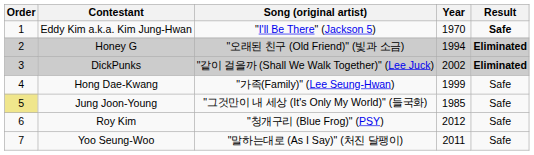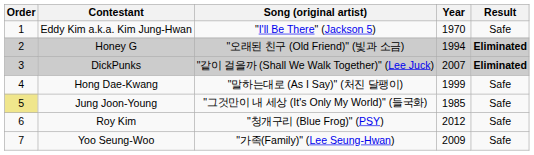(500, 29) bold -> (500, 29) normal
(454, 66) 2002 -> (454, 66) 2007
(315, 84) "가족(Family)" (Lee Seung-Hwan) -> (315, 84) "말하는대로 (As I Say)" (처진 달팽이)
(315, 140) "말하는대로 (As I Say)" (처진 달팽이) -> (315, 140) "가족(Family)" (Lee Seung-Hwan)
(454, 140) 2011 -> (454, 140) 2009
